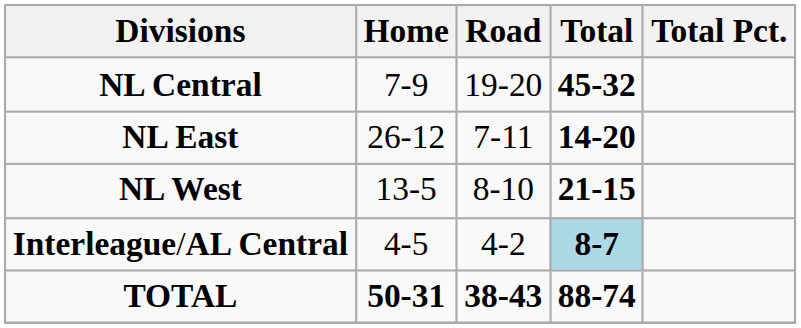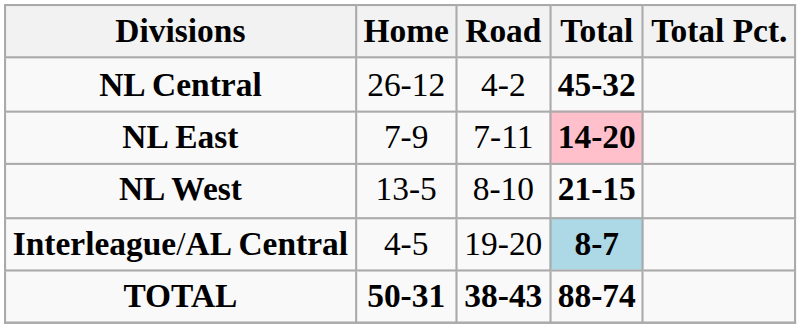(406, 84) 7-9 -> (406, 84) 26-12
(503, 84) 19-20 -> (503, 84) 4-2
(406, 137) 26-12 -> (406, 137) 7-9
(597, 137) no background -> (597, 137) pink background
(503, 243) 4-2 -> (503, 243) 19-20
